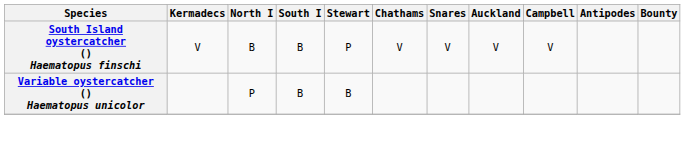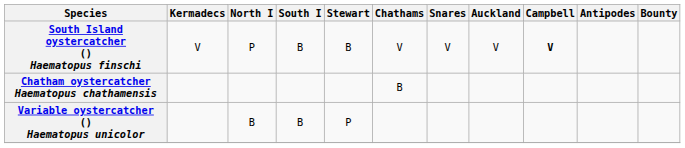(252, 47) B -> (252, 47) P
(348, 47) P -> (348, 47) B
(550, 47) normal -> (550, 47) bold
+ row: (86, 88)
(252, 94) P -> (252, 122) B
(348, 94) B -> (348, 122) P
